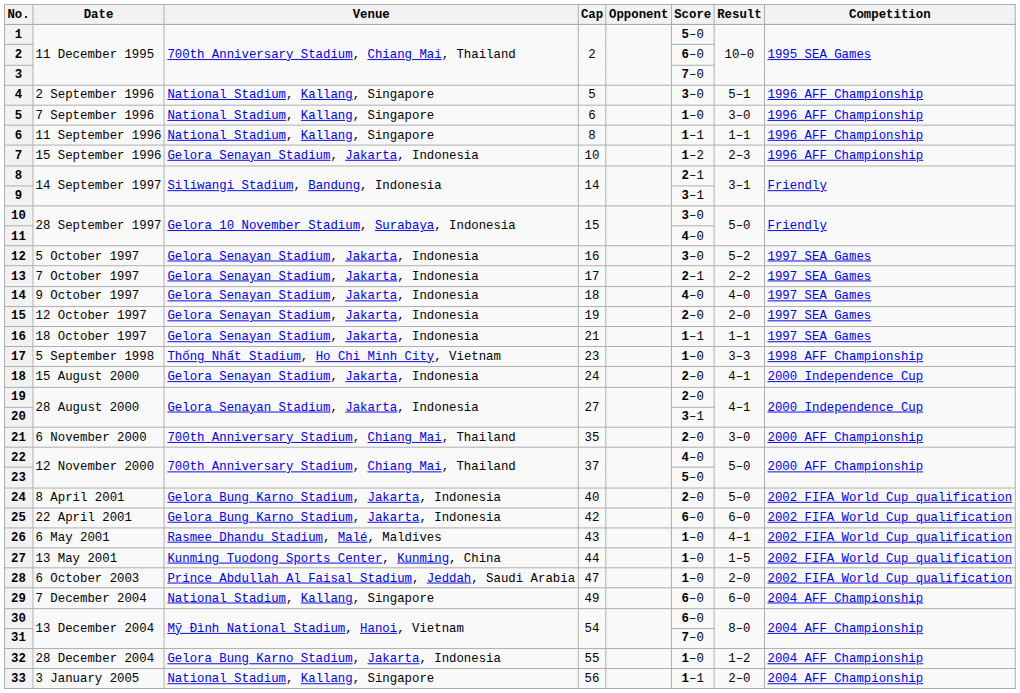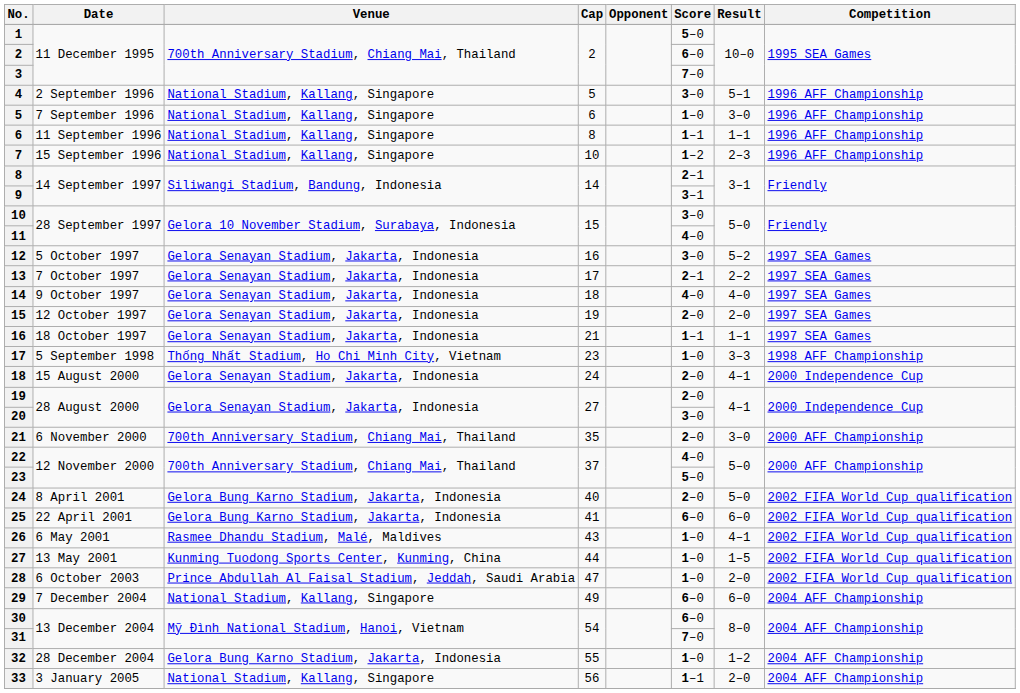(323, 155) Gelora Senayan Stadium, Jakarta, Indonesia -> (301, 155) National Stadium, Kallang, Singapore
(693, 417) 3–1 -> (693, 417) 3–0
(592, 518) 42 -> (592, 518) 41
